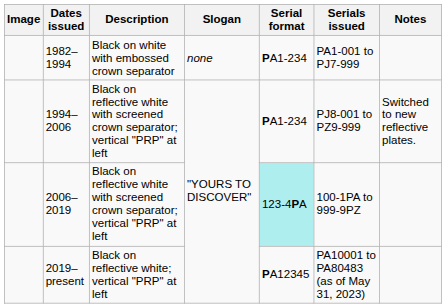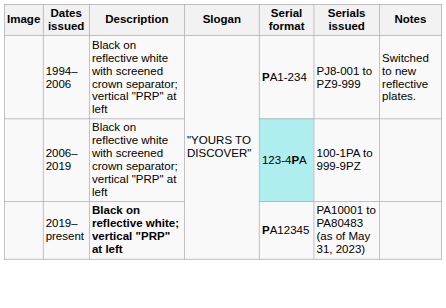- row: (62, 57)
(134, 274) normal -> (136, 230) bold
